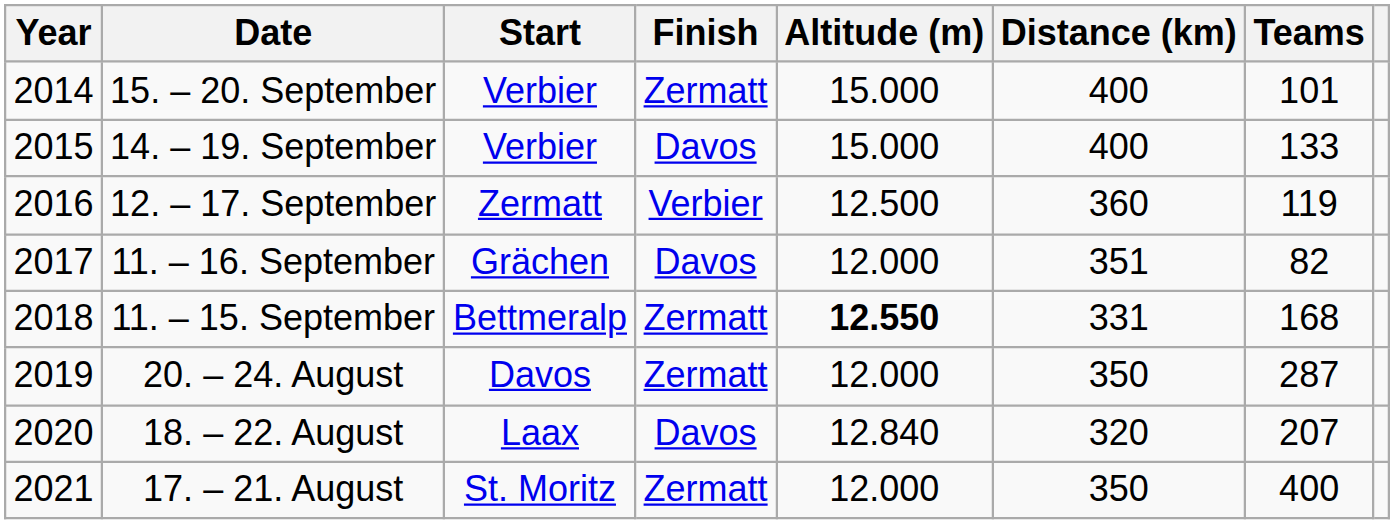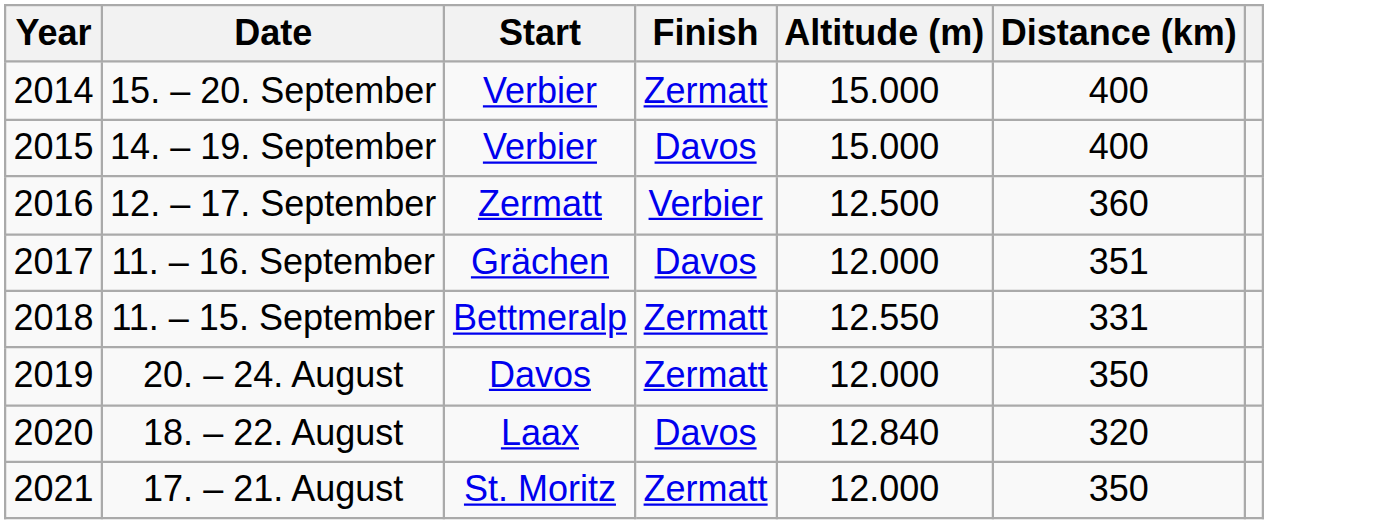- column: (1309, 33)
(884, 318) bold -> (884, 318) normal
